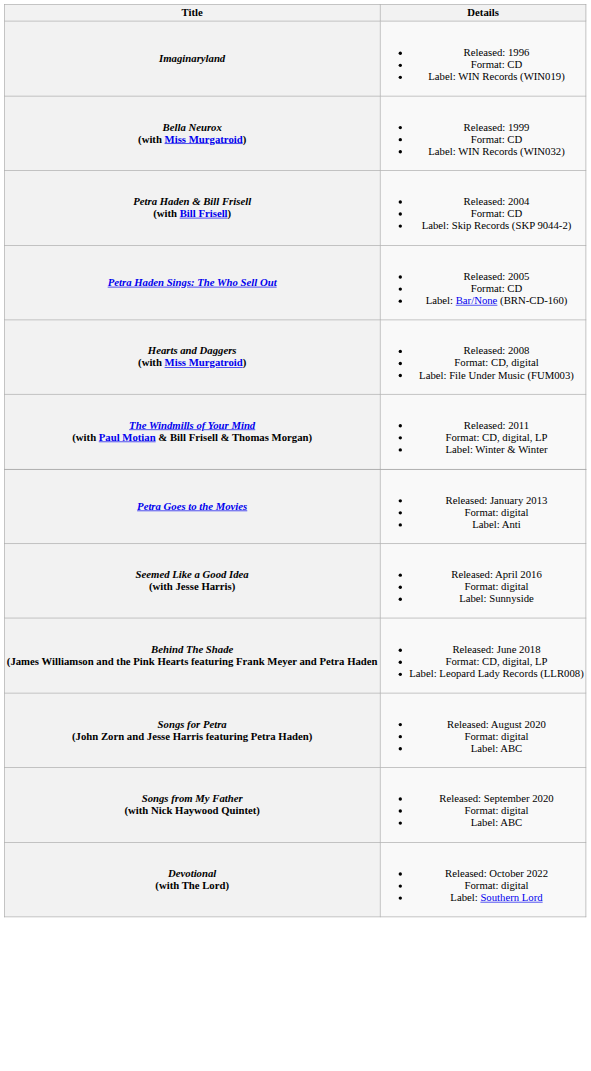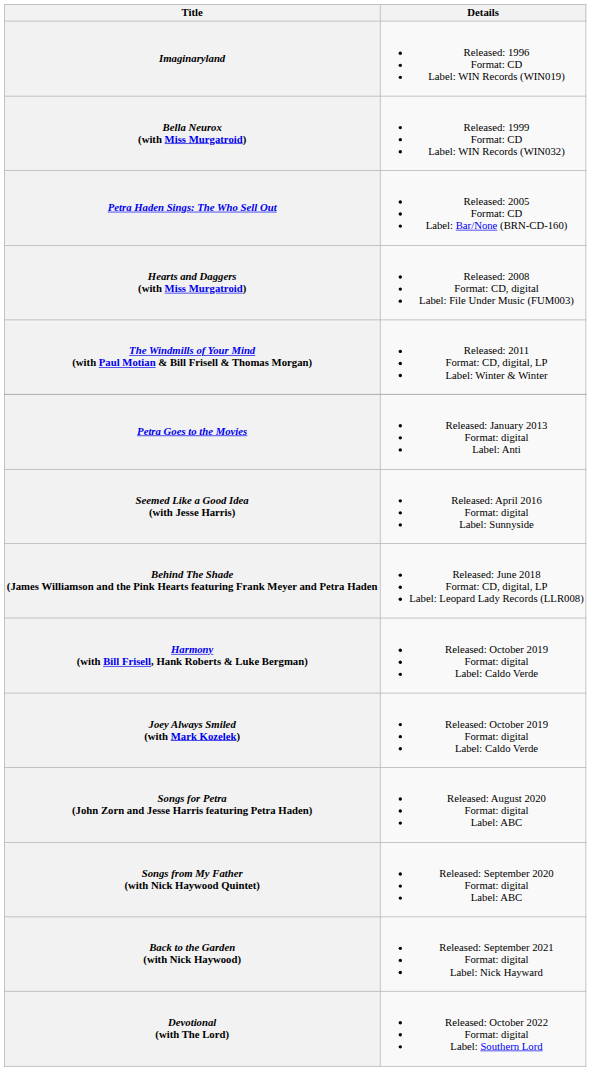- row: (192, 208)
+ row: (192, 655)
+ row: (192, 730)
+ row: (192, 954)
